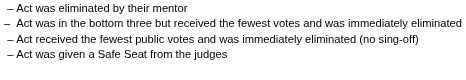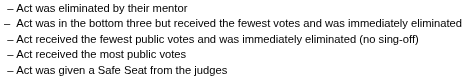+ row: (101, 54)
